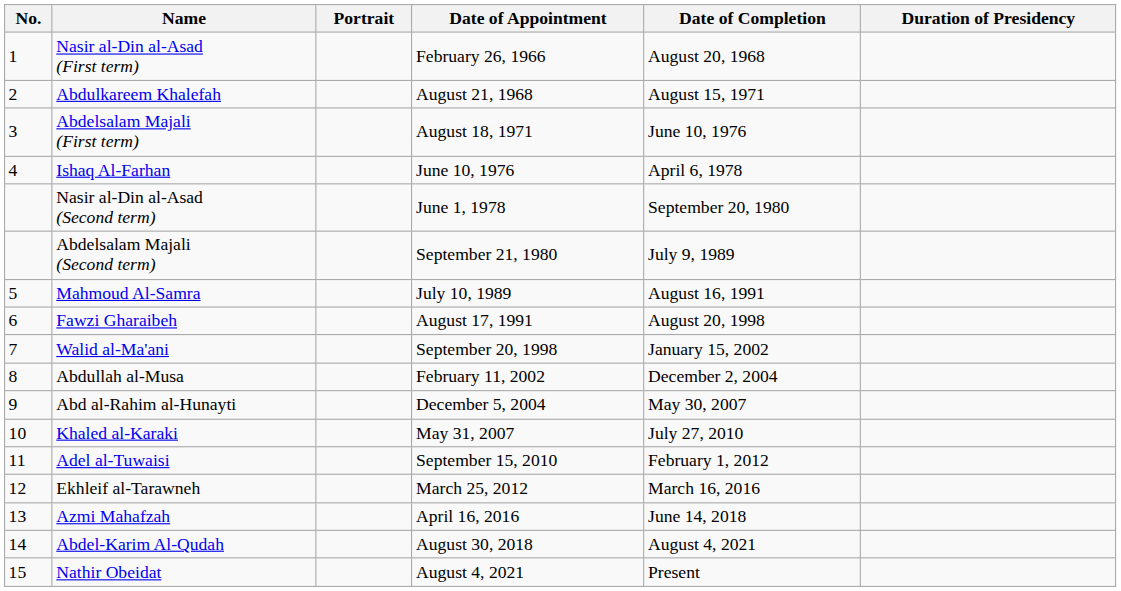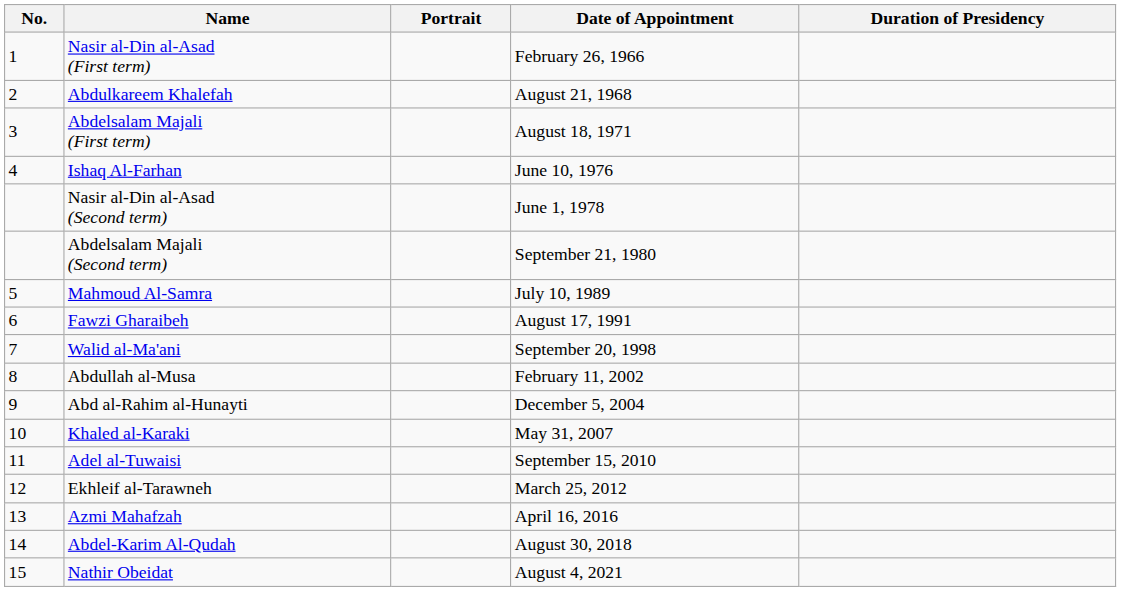- column: (752, 18)
